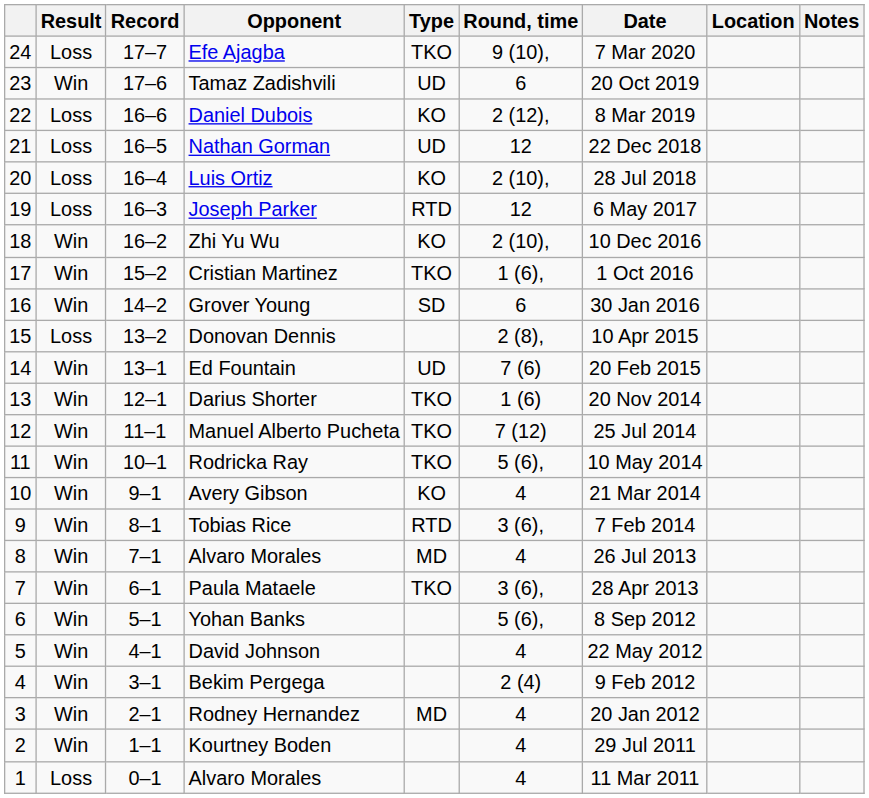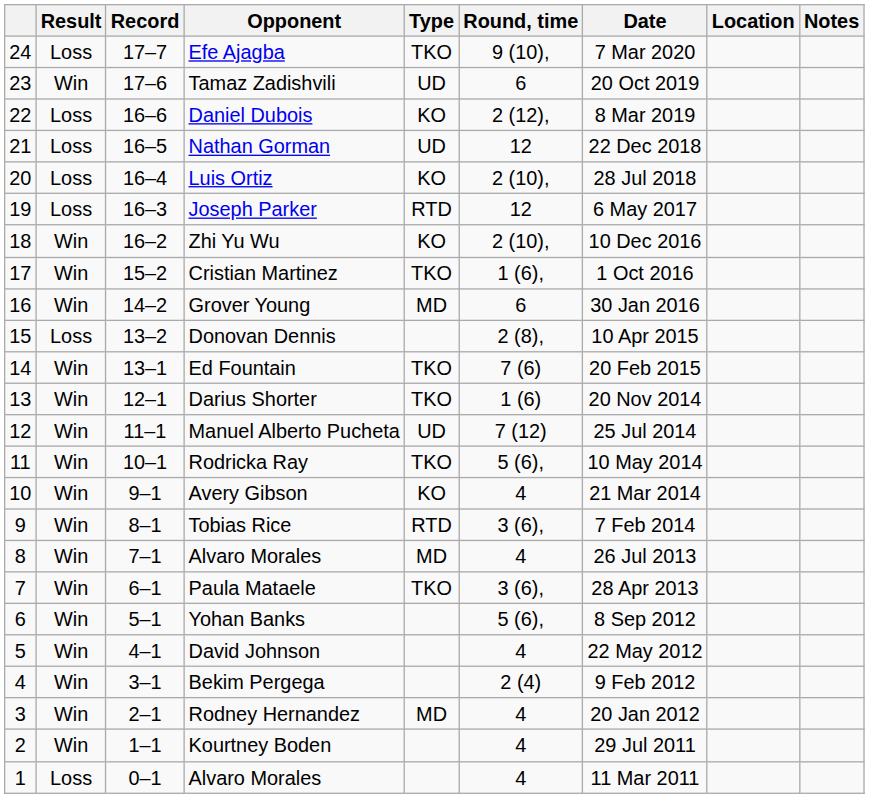(432, 304) SD -> (432, 304) MD
(432, 367) UD -> (432, 367) TKO
(432, 430) TKO -> (432, 430) UD
